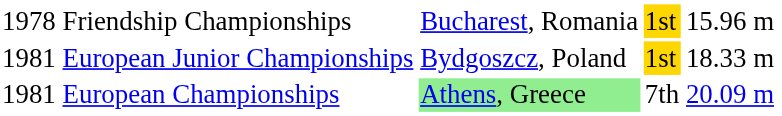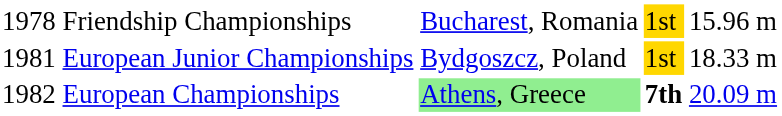(29, 94) 1981 -> (29, 94) 1982
(662, 94) normal -> (664, 94) bold
